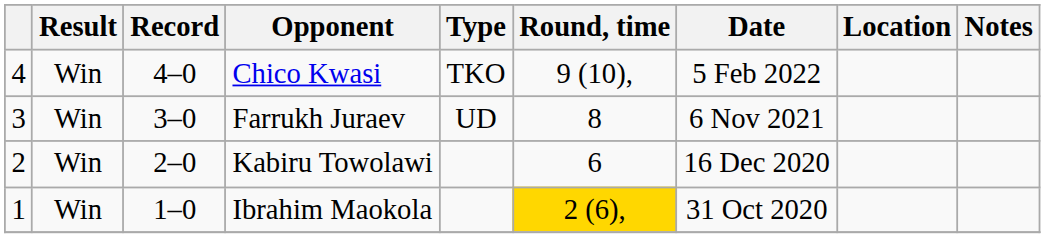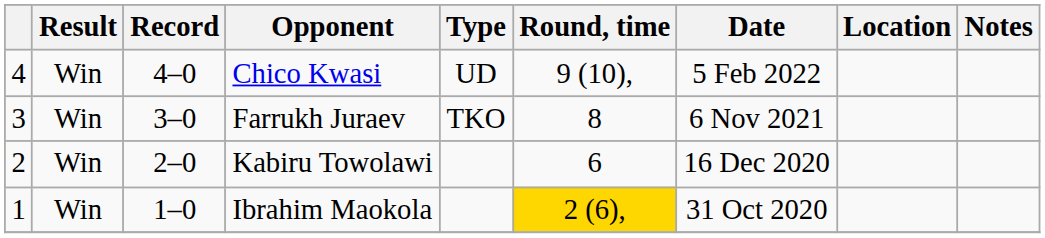(476, 72) TKO -> (476, 72) UD
(476, 118) UD -> (476, 118) TKO
